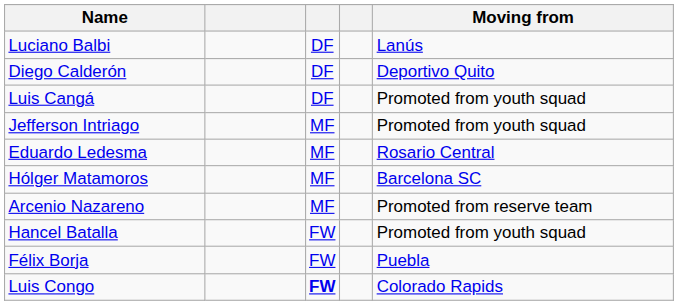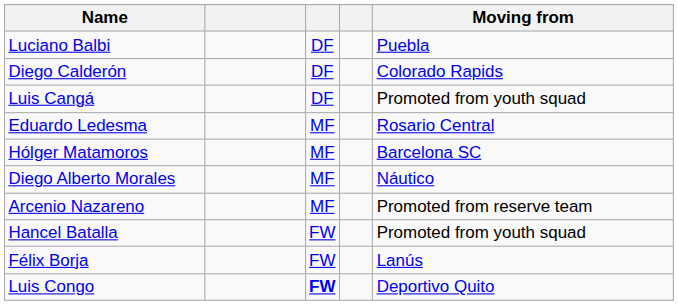(400, 44) Lanús -> (403, 44) Puebla
(436, 71) Deportivo Quito -> (440, 71) Colorado Rapids
- row: (74, 125)
+ row: (92, 179)
(403, 260) Puebla -> (400, 260) Lanús
(440, 286) Colorado Rapids -> (436, 286) Deportivo Quito
